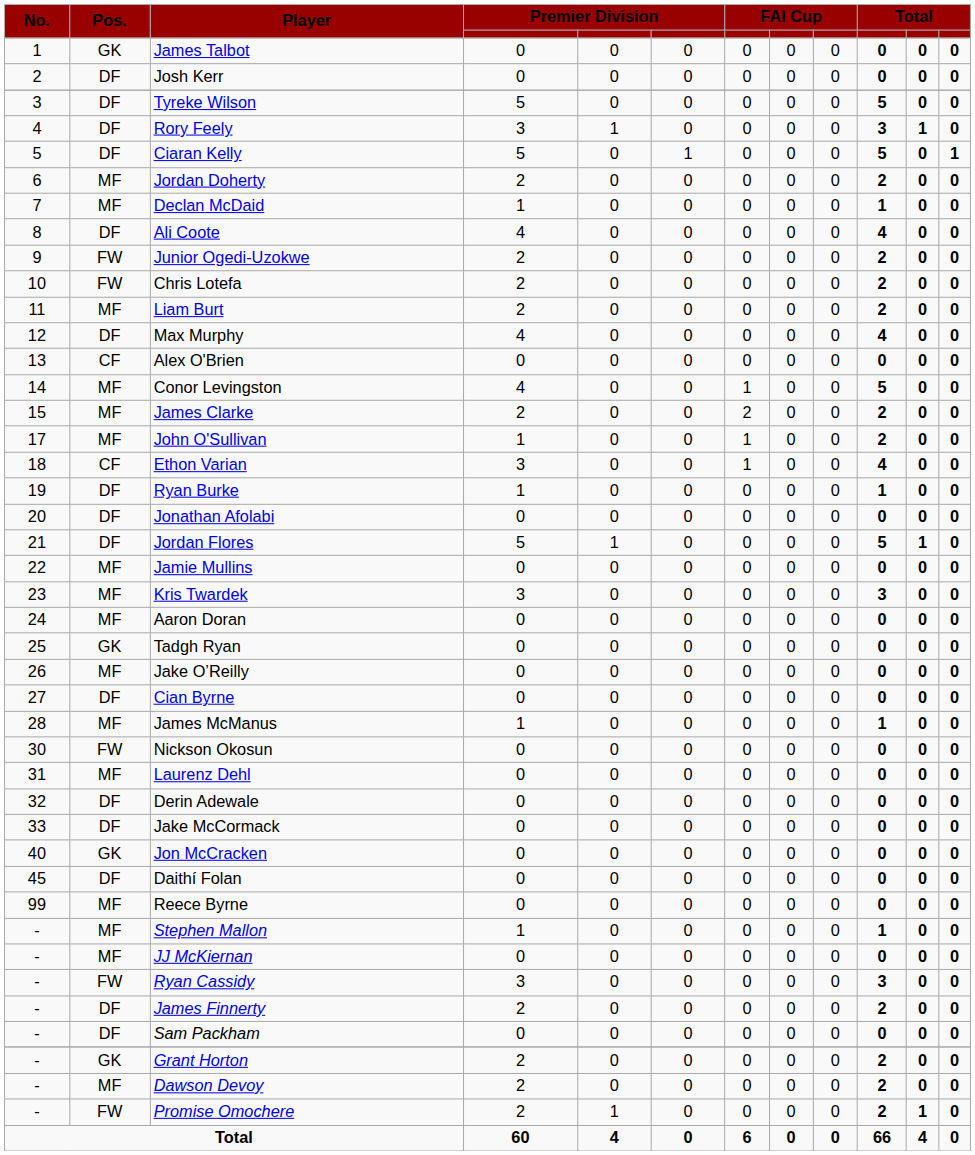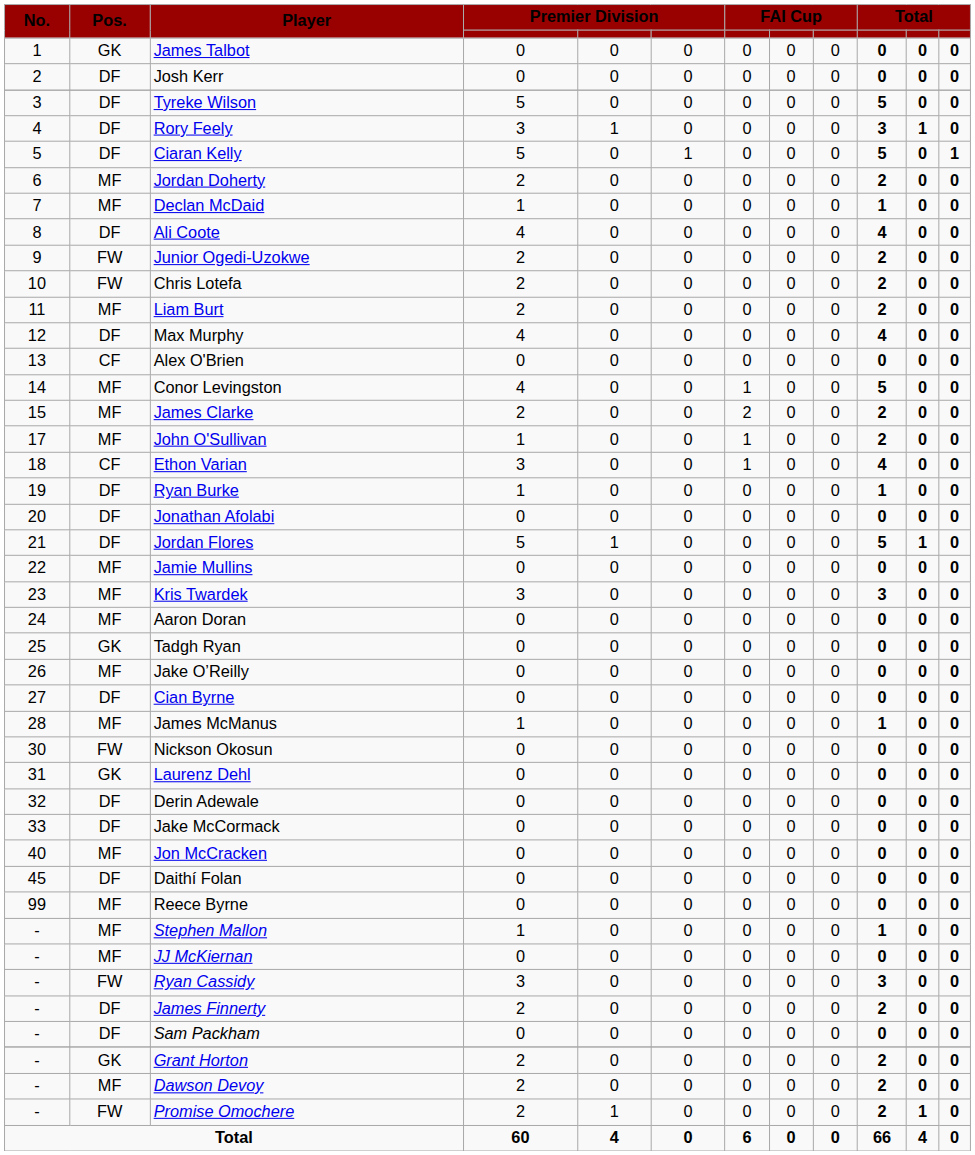(110, 775) MF -> (110, 775) GK
(110, 853) GK -> (110, 853) MF
